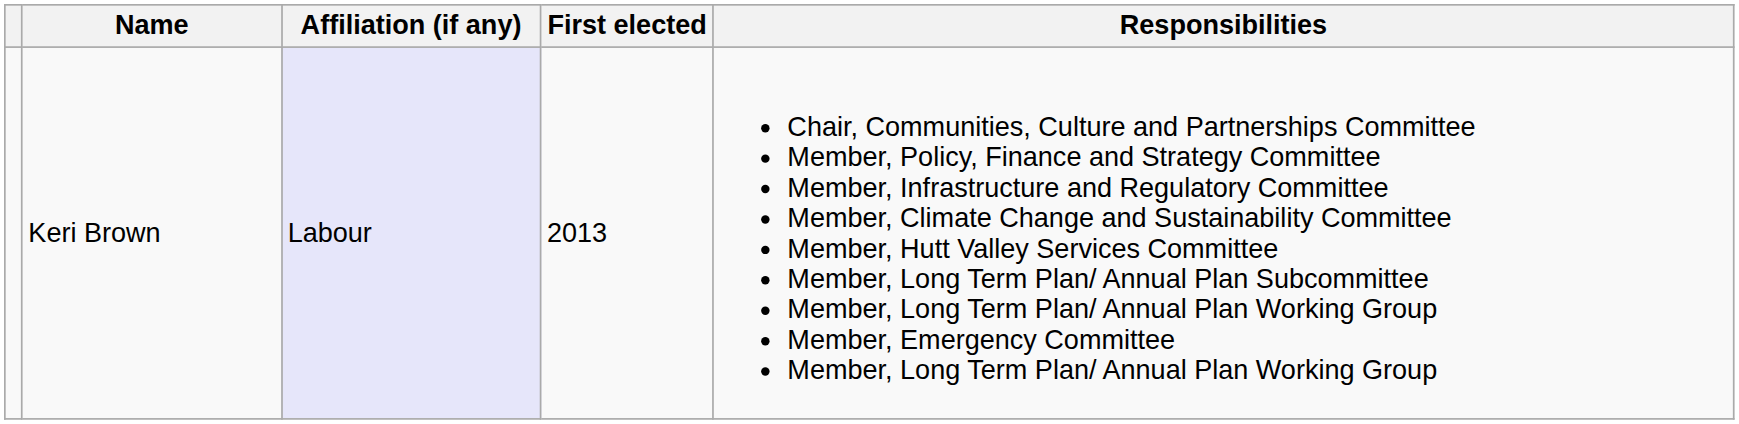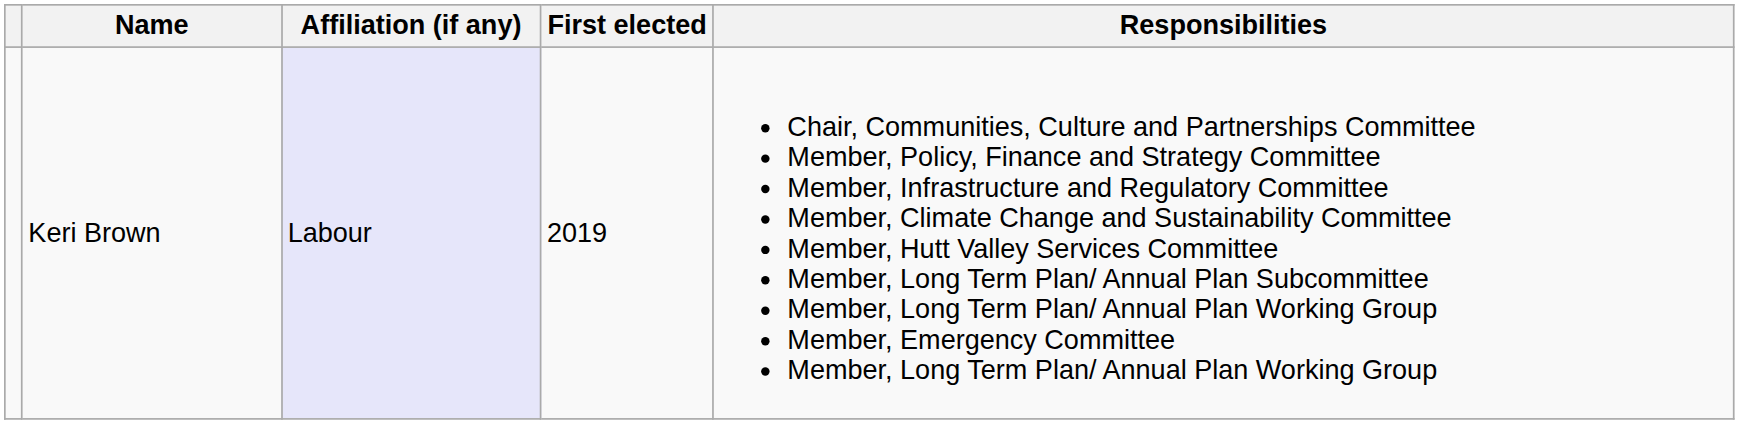(577, 232) 2013 -> (577, 232) 2019
